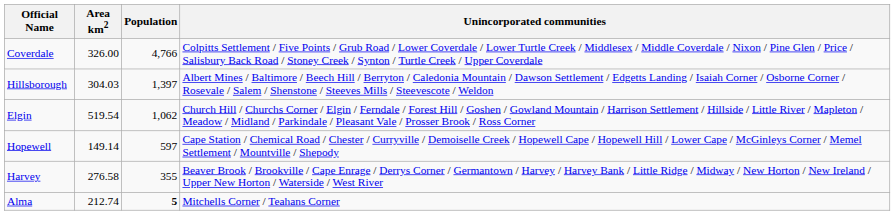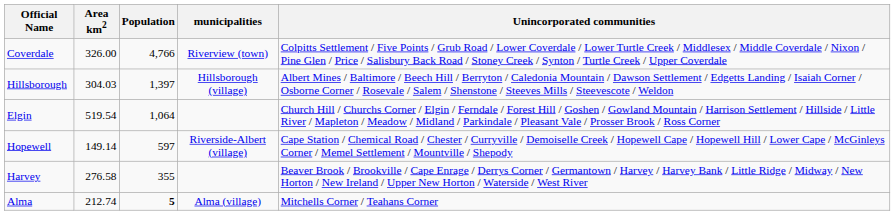+ column: (228, 21)
(164, 115) 1,062 -> (162, 115) 1,064
